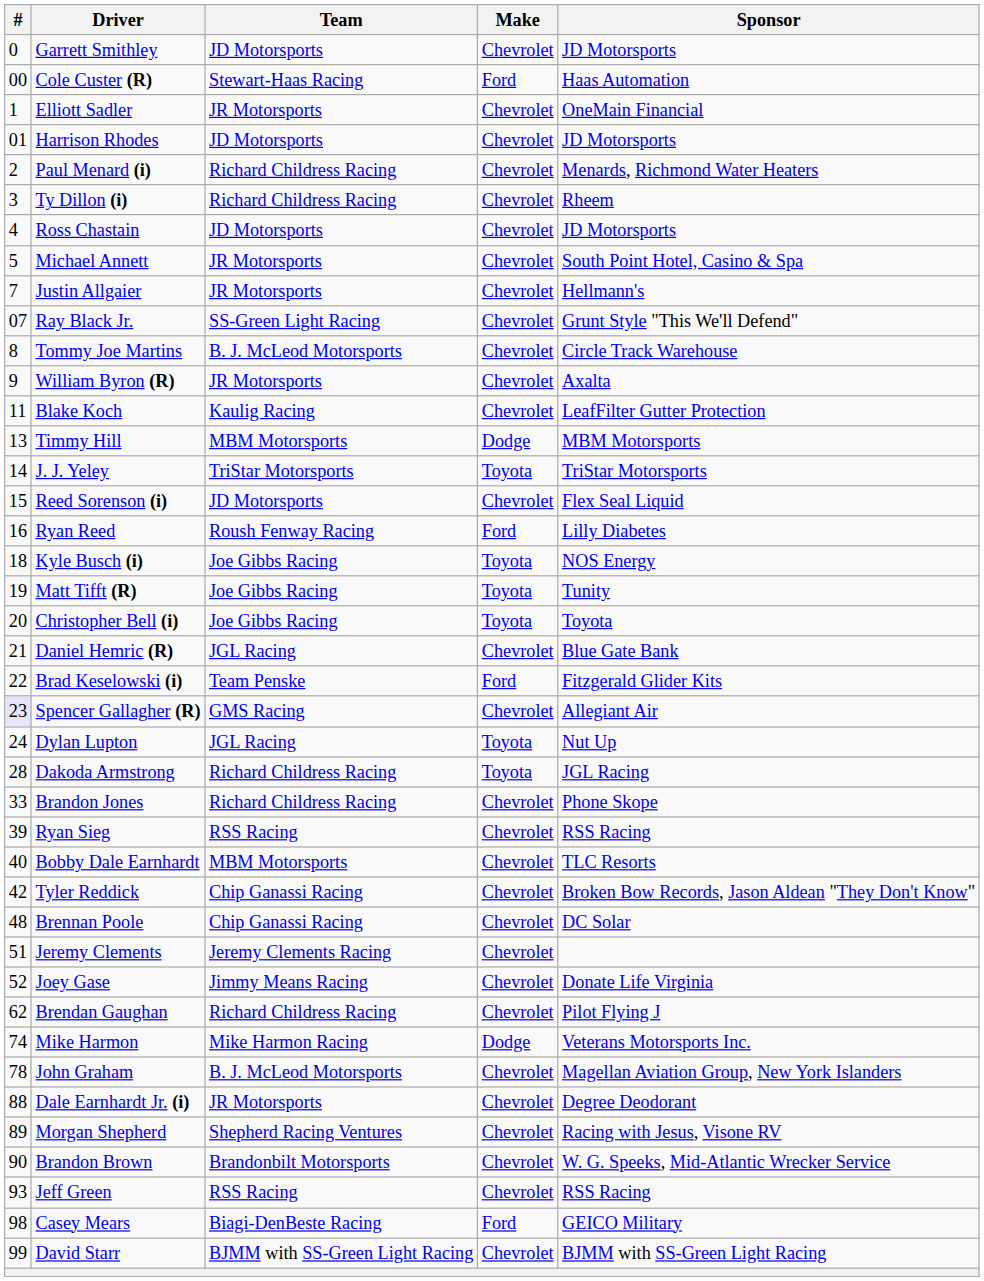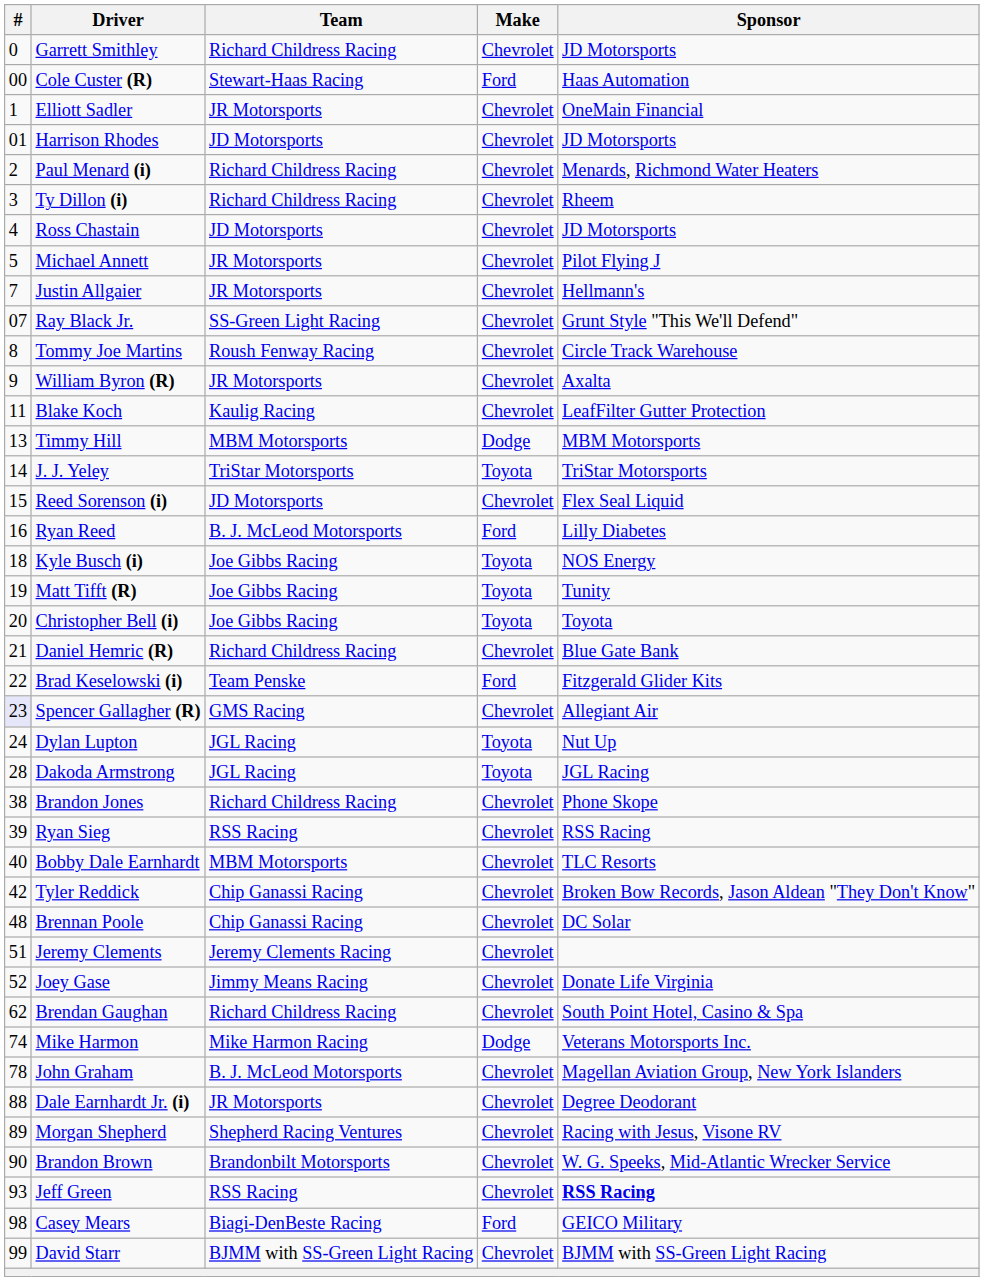(266, 49) JD Motorsports -> (303, 49) Richard Childress Racing
(683, 260) South Point Hotel, Casino & Spa -> (611, 260) Pilot Flying J
(305, 350) B. J. McLeod Motorsports -> (292, 350) Roush Fenway Racing
(292, 530) Roush Fenway Racing -> (305, 530) B. J. McLeod Motorsports
(252, 651) JGL Racing -> (303, 651) Richard Childress Racing
(303, 771) Richard Childress Racing -> (252, 771) JGL Racing
(18, 801) 33 -> (18, 801) 38
(611, 1012) Pilot Flying J -> (683, 1012) South Point Hotel, Casino & Spa
(606, 1192) normal -> (608, 1192) bold
